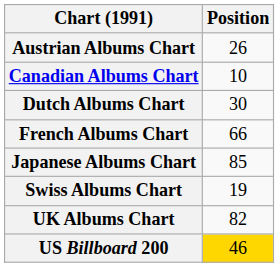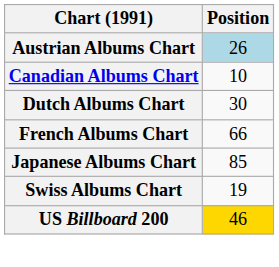(238, 47) no background -> (238, 47) lightblue background
- row: (104, 219)
